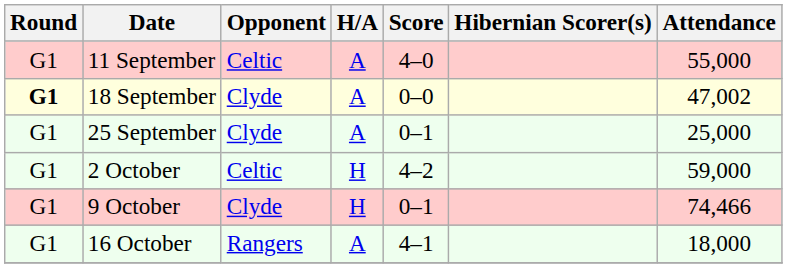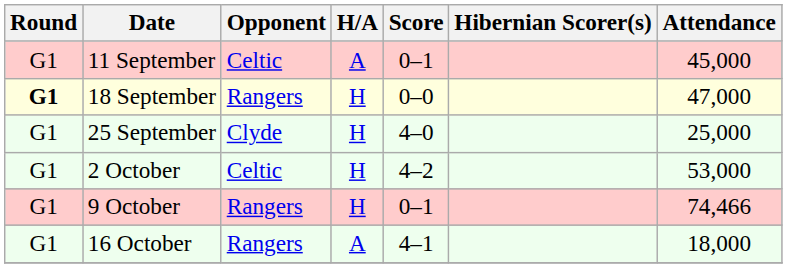(416, 59) 4–0 -> (416, 59) 0–1
(719, 59) 55,000 -> (719, 59) 45,000
(254, 96) Clyde -> (265, 96) Rangers
(357, 96) A -> (357, 96) H
(719, 96) 47,002 -> (719, 96) 47,000
(357, 133) A -> (357, 133) H
(416, 133) 0–1 -> (416, 133) 4–0
(719, 170) 59,000 -> (719, 170) 53,000
(254, 206) Clyde -> (265, 206) Rangers
